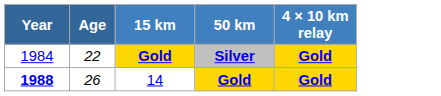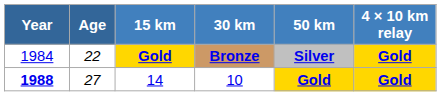+ column: (235, 25)
(92, 80) 26 -> (92, 80) 27
